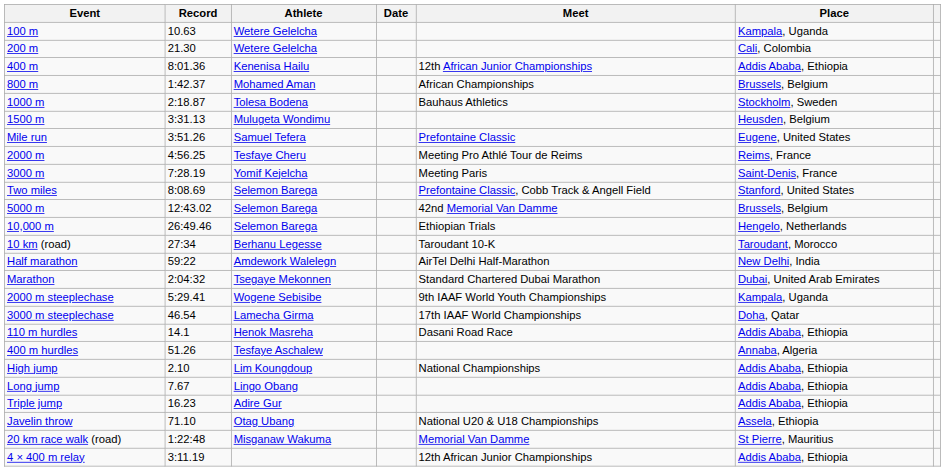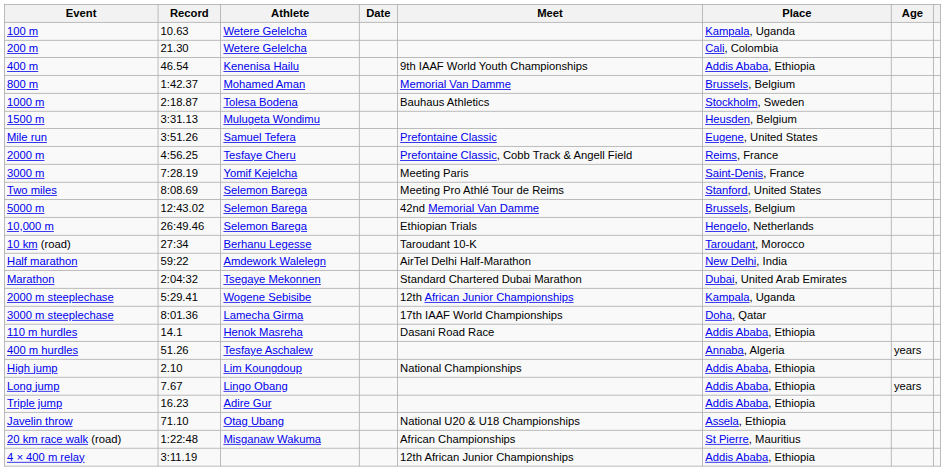+ column: (912, 14)
(186, 67) 8:01.36 -> (175, 67) 46.54
(505, 67) 12th African Junior Championships -> (494, 67) 9th IAAF World Youth Championships
(476, 85) African Championships -> (455, 85) Memorial Van Damme
(501, 156) Meeting Pro Athlé Tour de Reims -> (516, 156) Prefontaine Classic, Cobb Track & Angell Field
(535, 191) Prefontaine Classic, Cobb Track & Angell Field -> (482, 191) Meeting Pro Athlé Tour de Reims
(512, 298) 9th IAAF World Youth Championships -> (487, 298) 12th African Junior Championships
(182, 315) 46.54 -> (179, 315) 8:01.36
(474, 440) Memorial Van Damme -> (458, 440) African Championships
